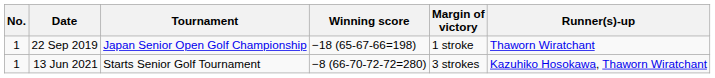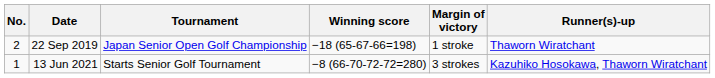(17, 45) 1 -> (17, 45) 2
